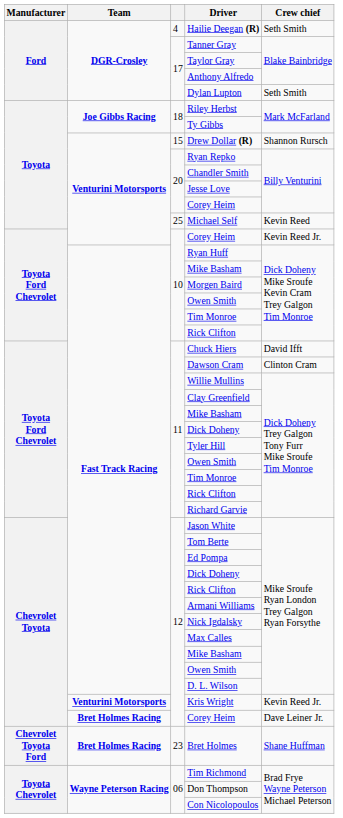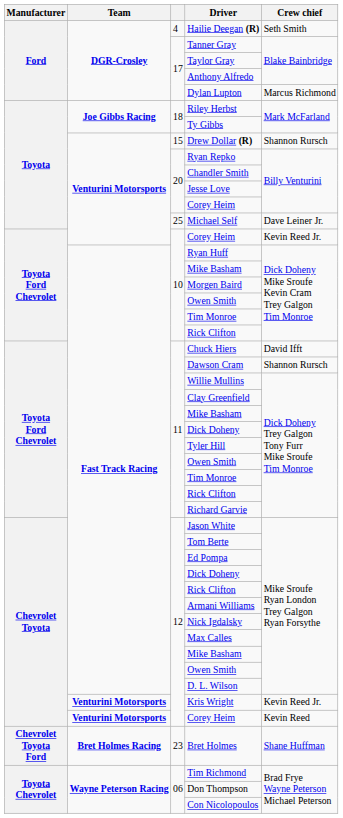(285, 92) Seth Smith -> (300, 92) Marcus Richmond
(287, 221) Kevin Reed -> (293, 221) Dave Leiner Jr.
(290, 365) Clinton Cram -> (296, 365) Shannon Rursch
(119, 718) Bret Holmes Racing -> (119, 718) Venturini Motorsports
(293, 718) Dave Leiner Jr. -> (287, 718) Kevin Reed
